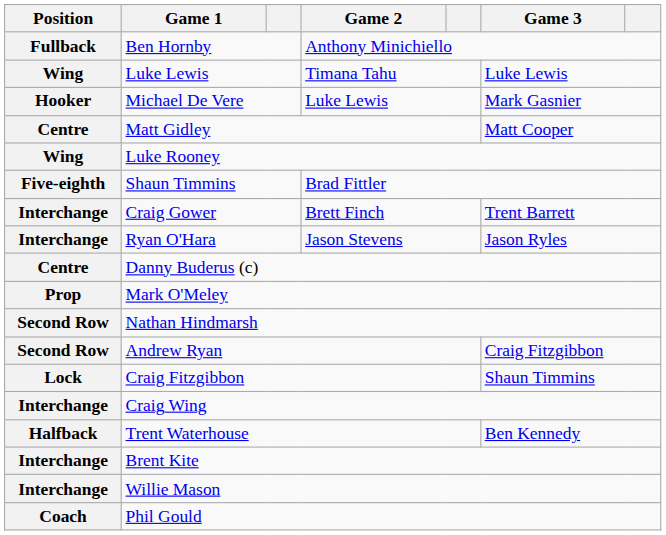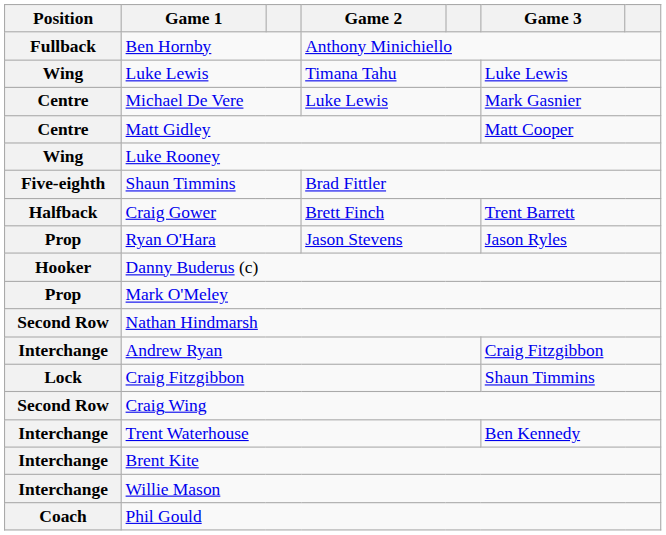(63, 101) Hooker -> (63, 101) Centre
(63, 211) Interchange -> (63, 211) Halfback
(63, 239) Interchange -> (63, 239) Prop
(63, 267) Centre -> (63, 267) Hooker
(63, 350) Second Row -> (63, 350) Interchange
(63, 405) Interchange -> (63, 405) Second Row
(63, 433) Halfback -> (63, 433) Interchange
